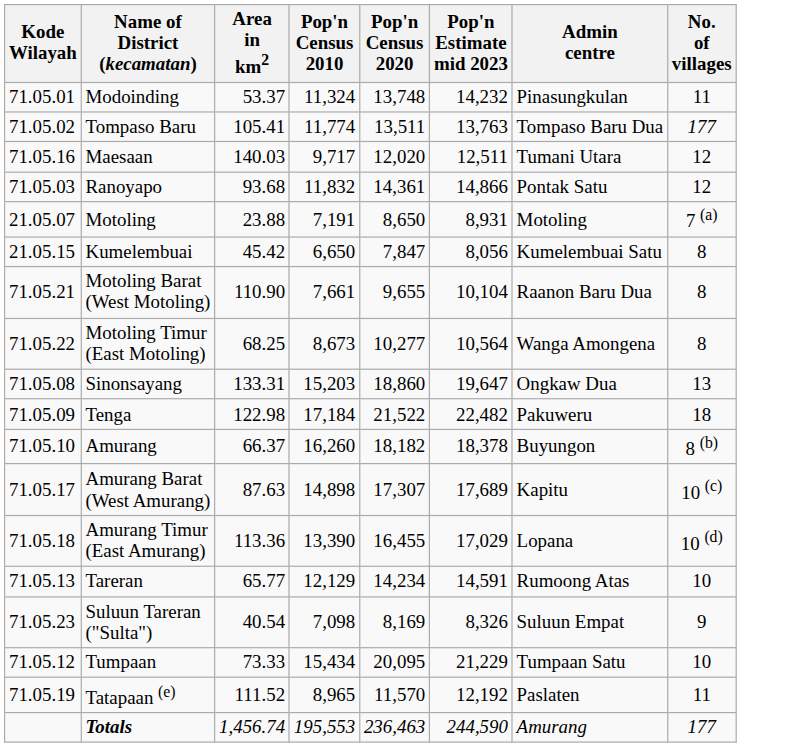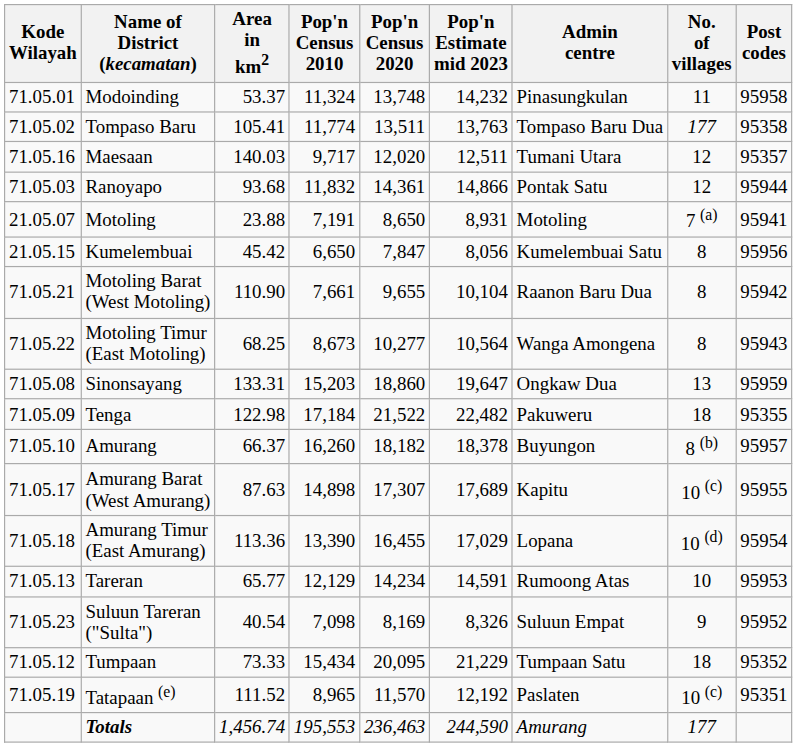+ column: (764, 43)
(702, 662) 10 -> (702, 662) 18
(702, 695) 11 -> (702, 695) 10 (c)
